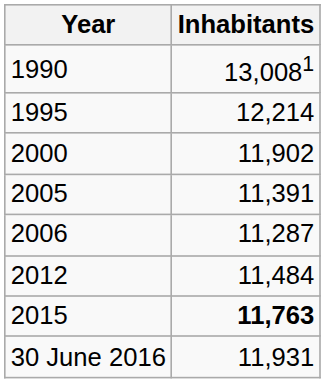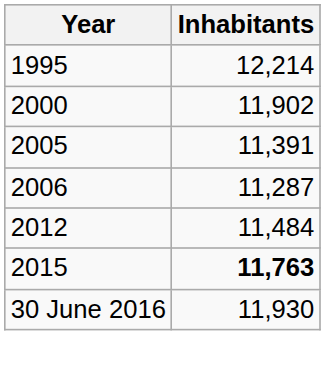- row: (39, 68)
(276, 356) 11,931 -> (276, 308) 11,930
